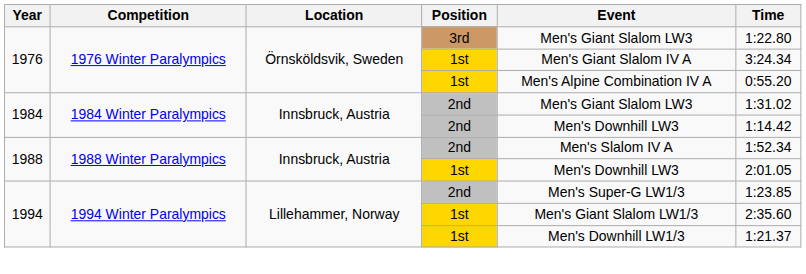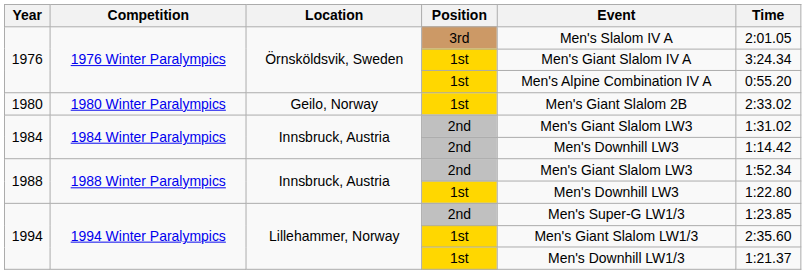(616, 38) Men's Giant Slalom LW3 -> (616, 38) Men's Slalom IV A
(768, 38) 1:22.80 -> (768, 38) 2:01.05
+ row: (27, 104)
(616, 148) Men's Slalom IV A -> (616, 170) Men's Giant Slalom LW3
(768, 170) 2:01.05 -> (768, 192) 1:22.80
